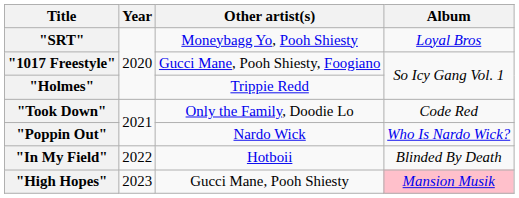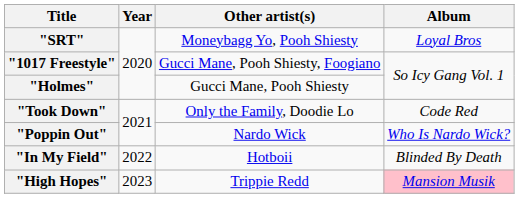(270, 87) Trippie Redd -> (270, 87) Gucci Mane, Pooh Shiesty
(270, 181) Gucci Mane, Pooh Shiesty -> (270, 181) Trippie Redd
